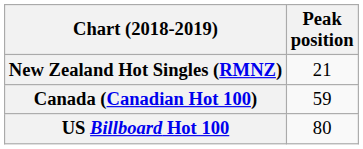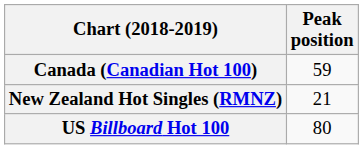rows swapped: (145, 98) <-> (145, 69)
